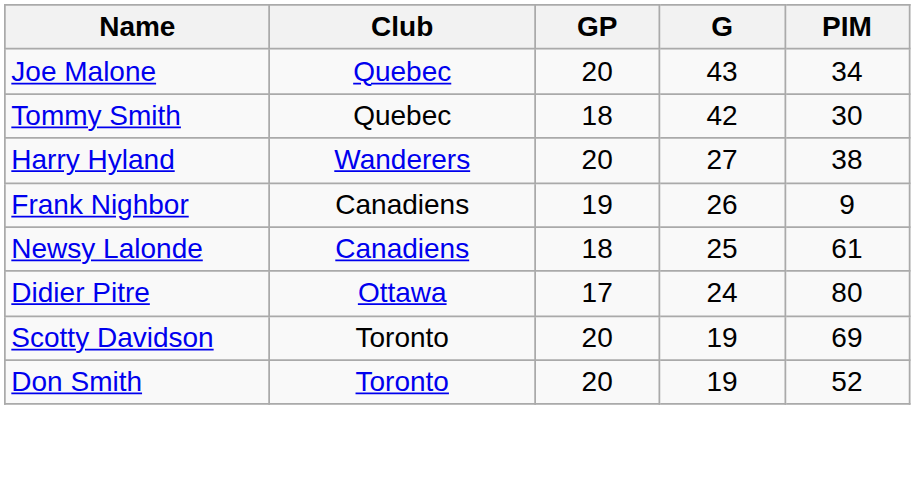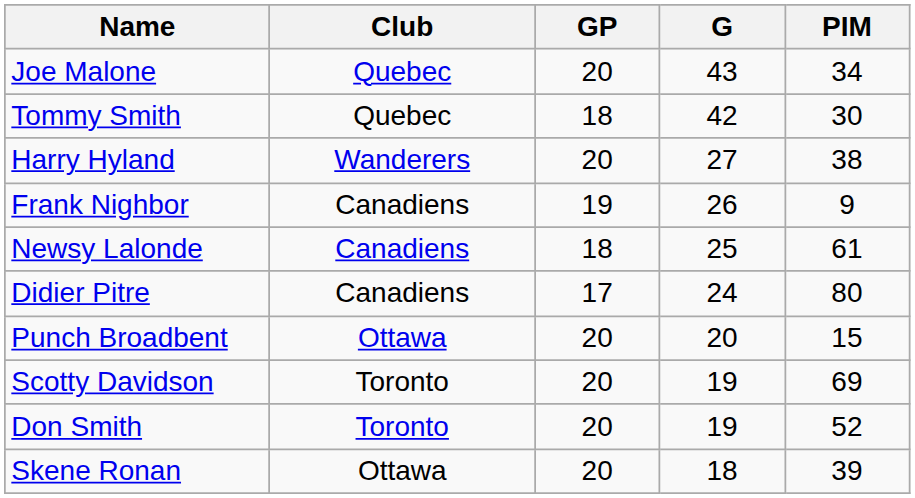(402, 293) Ottawa -> (402, 293) Canadiens
+ row: (120, 337)
+ row: (96, 470)
